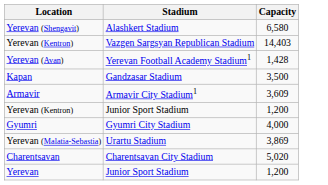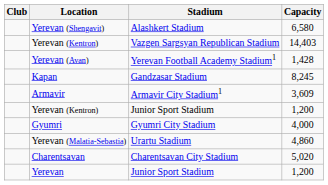+ column: (17, 12)
(277, 76) 3,500 -> (303, 76) 8,245
(277, 141) 3,869 -> (303, 141) 4,860
